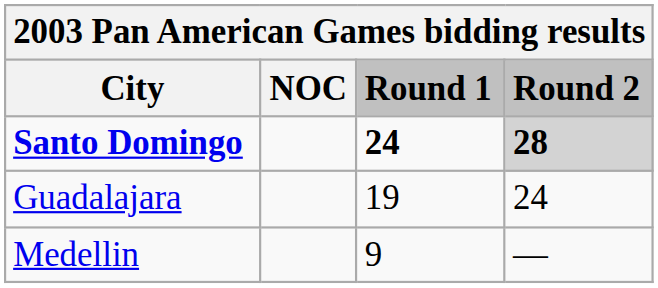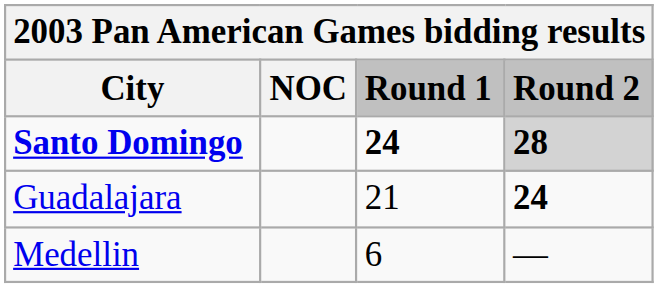(382, 198) 19 -> (382, 198) 21
(530, 198) normal -> (530, 198) bold
(373, 253) 9 -> (373, 253) 6
